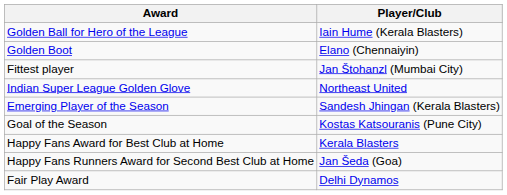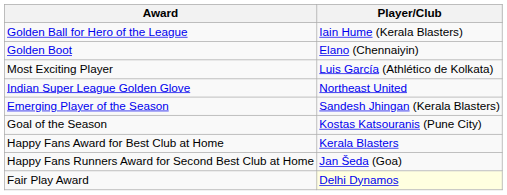+ row: (60, 69)
- row: (40, 69)
(359, 180) no background -> (359, 180) lightyellow background
